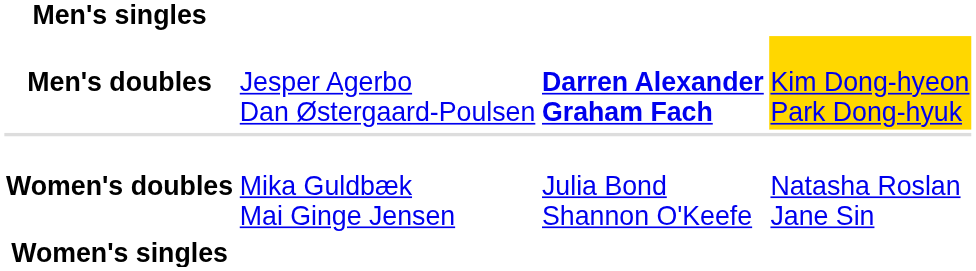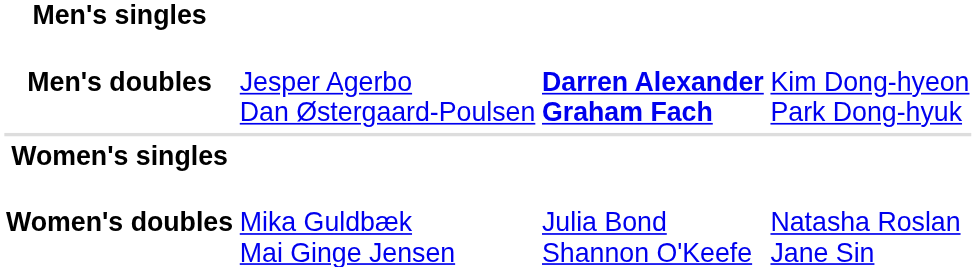(870, 97) gold background -> (870, 97) no background
rows swapped: (120, 252) <-> (120, 186)
